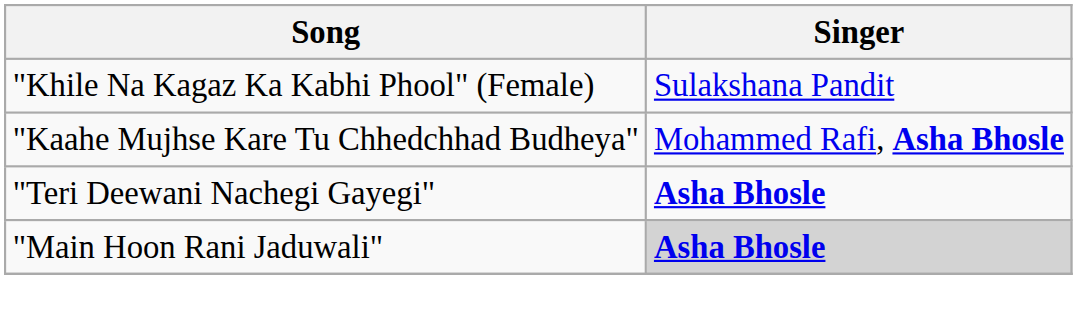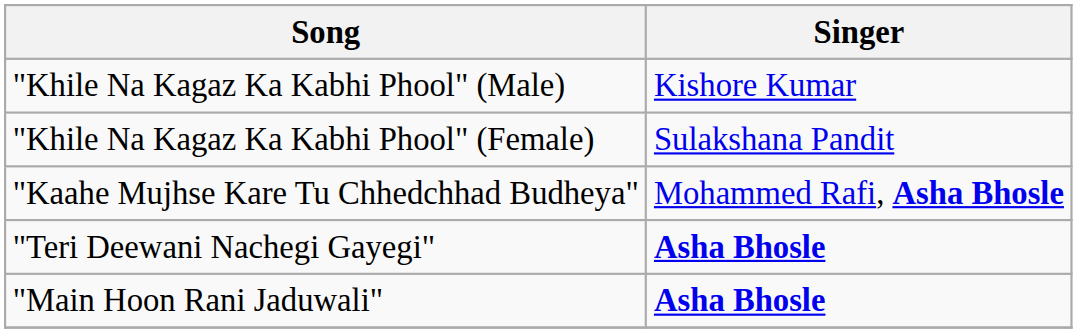+ row: (289, 85)
(740, 247) lightgrey background -> (740, 301) no background
